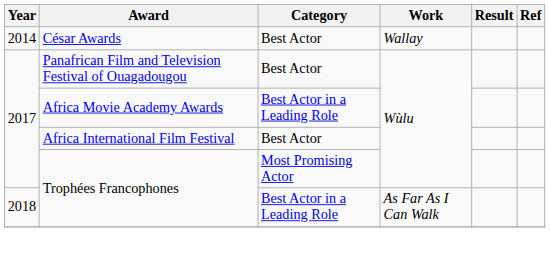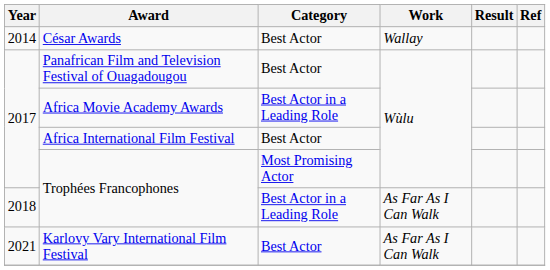+ row: (22, 245)
